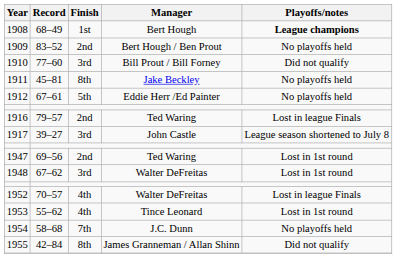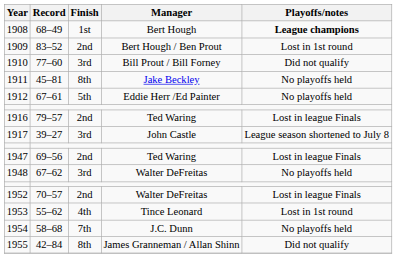(317, 46) No playoffs held -> (317, 46) Lost in 1st round
(317, 156) Lost in 1st round -> (317, 156) Lost in league Finals
(317, 173) Lost in 1st round -> (317, 173) No playoffs held
(85, 194) 4th -> (85, 194) 2nd
